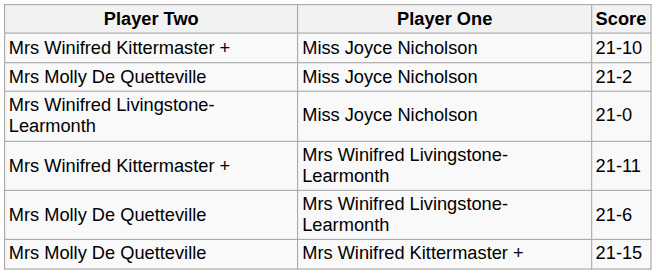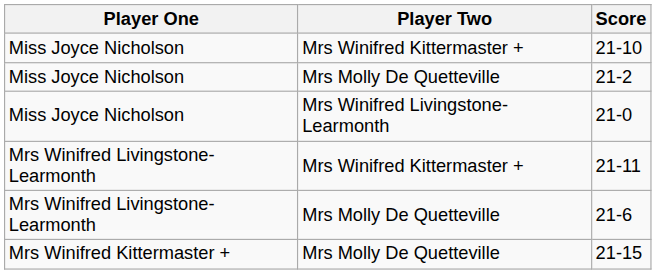columns swapped: (445, 18) <-> (151, 18)
